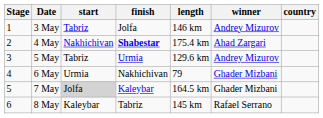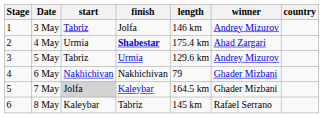(88, 43) Nakhichivan -> (76, 43) Urmia
(76, 74) Urmia -> (88, 74) Nakhichivan
